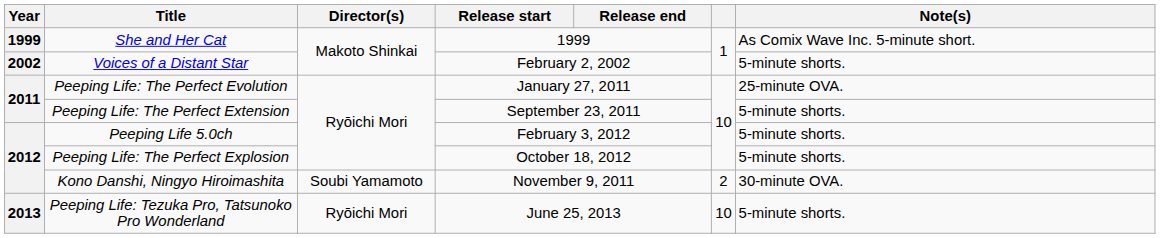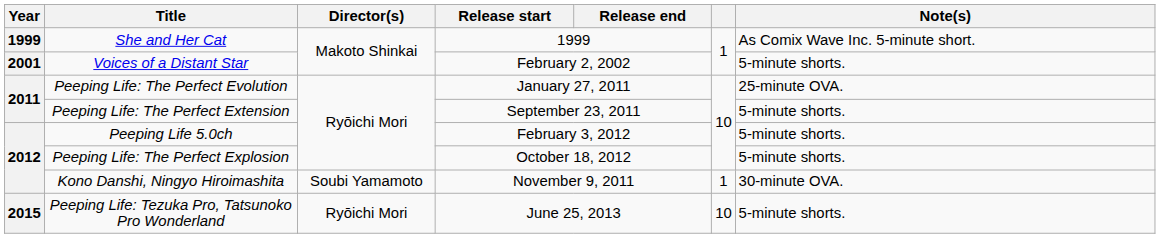(24, 63) 2002 -> (24, 63) 2001
(723, 181) 2 -> (723, 181) 1
(24, 213) 2013 -> (24, 213) 2015
